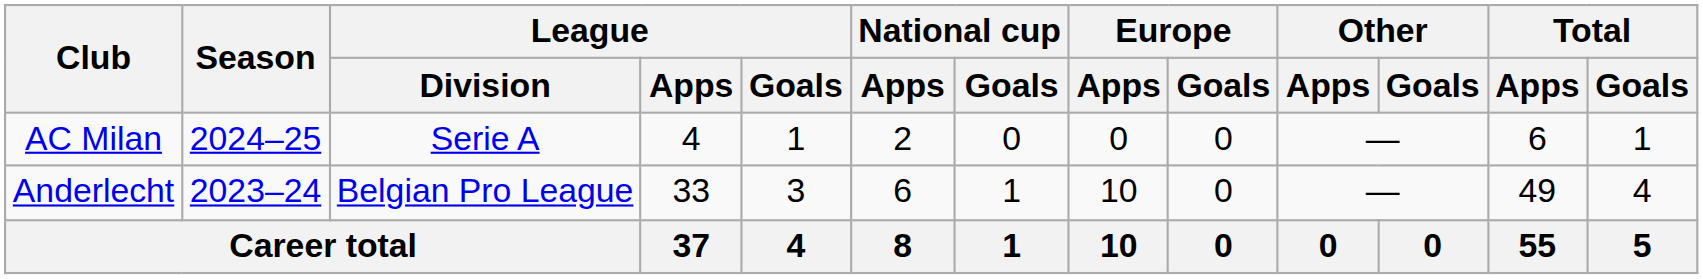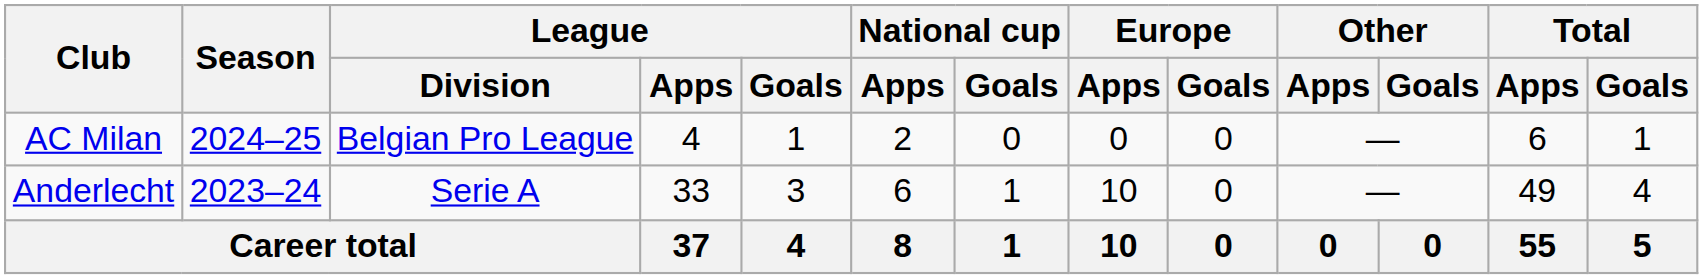(485, 138) Serie A -> (485, 138) Belgian Pro League
(485, 191) Belgian Pro League -> (485, 191) Serie A
